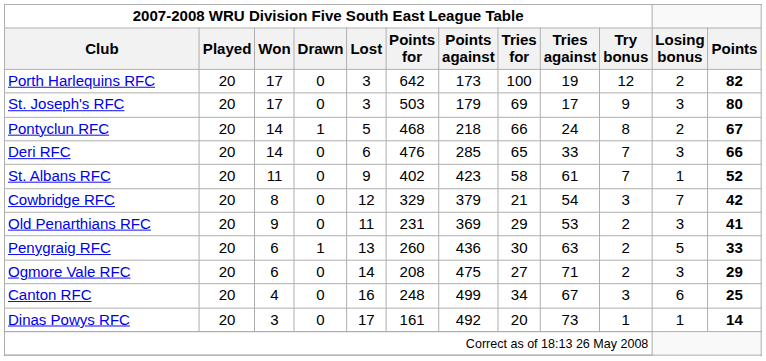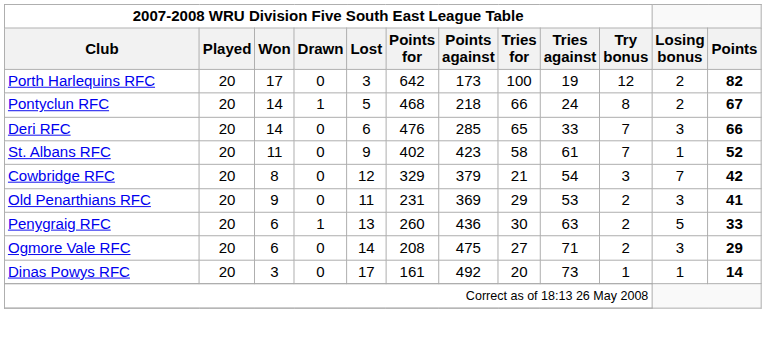- row: (66, 104)
- row: (50, 295)
